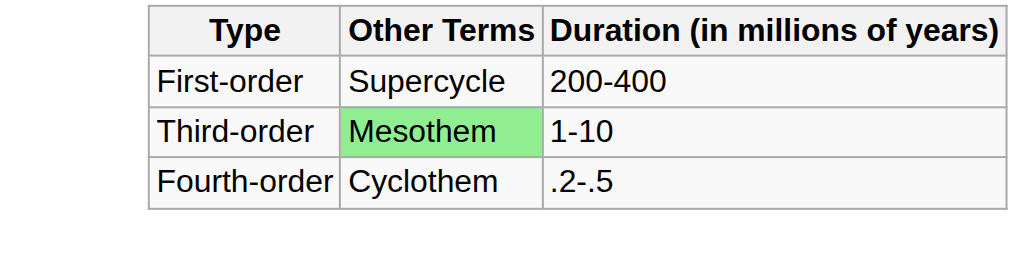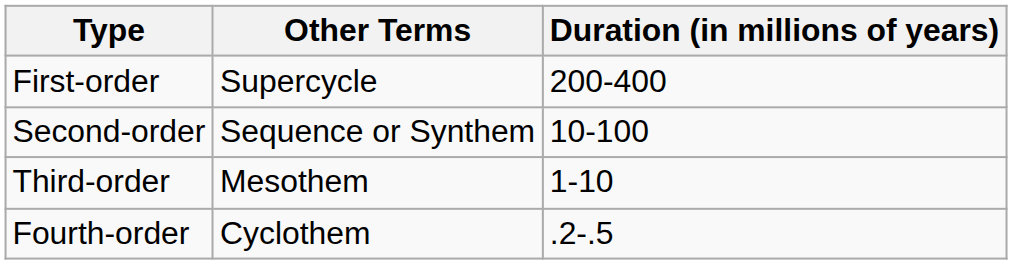+ row: (109, 131)
(423, 131) lightgreen background -> (294, 182) no background
